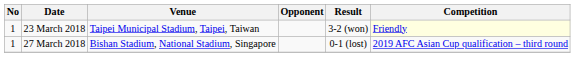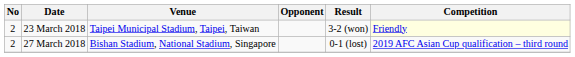(13, 28) 1 -> (13, 28) 2
(13, 44) 1 -> (13, 44) 2
